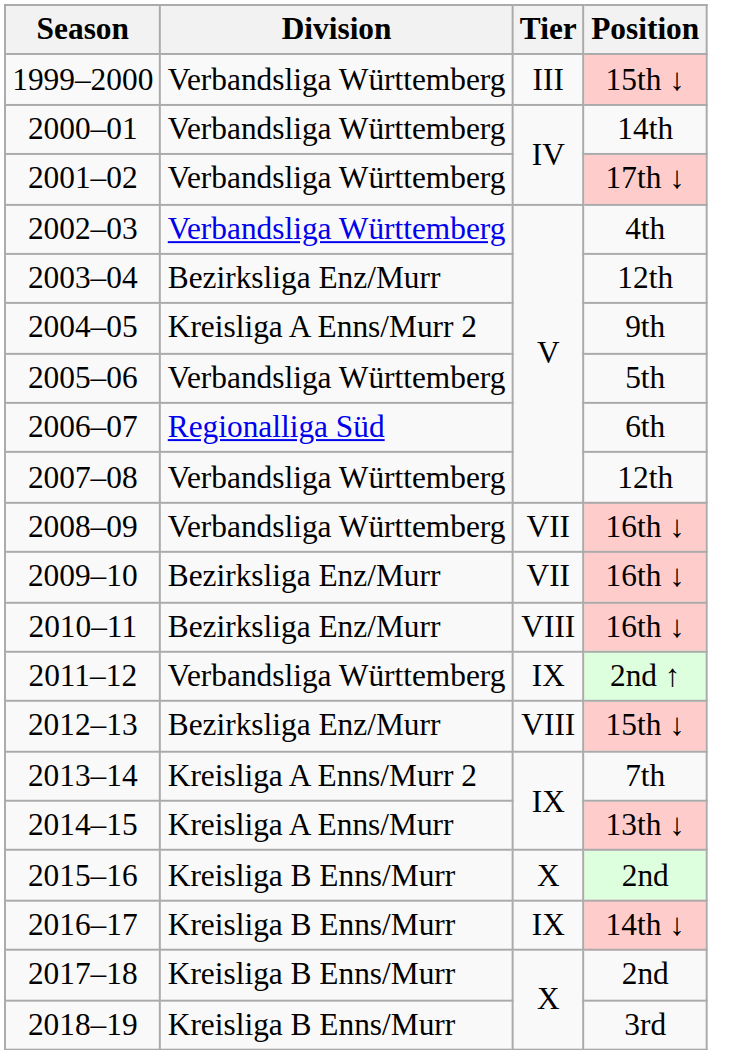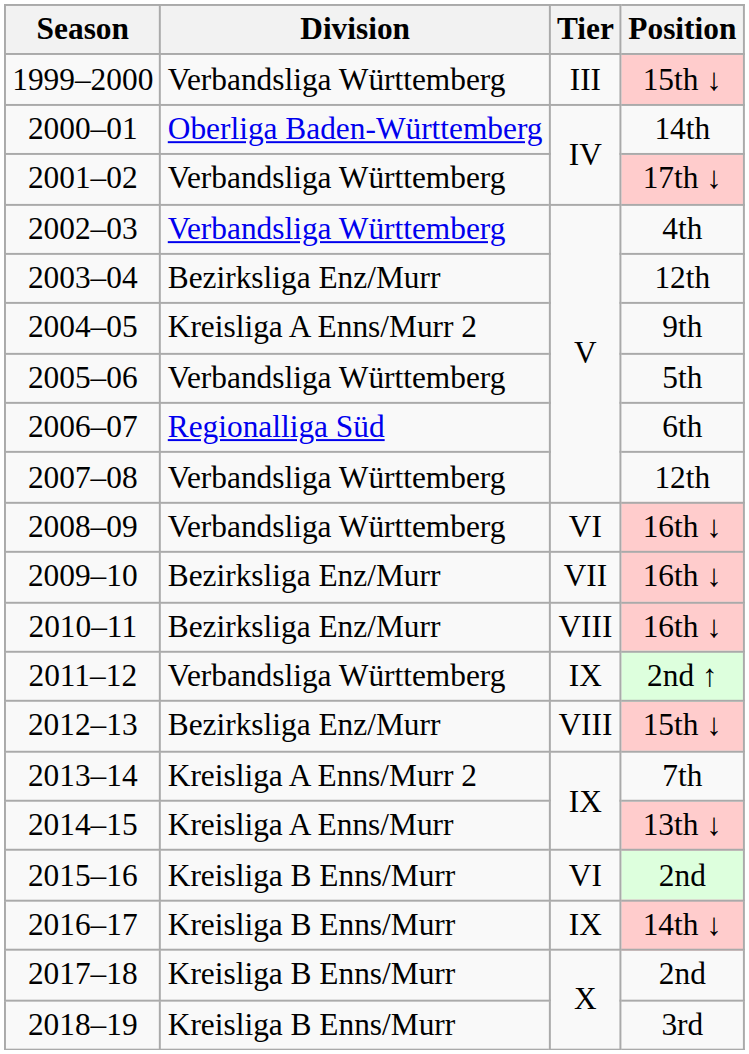(337, 128) Verbandsliga Württemberg -> (355, 128) Oberliga Baden-Württemberg
(548, 526) VII -> (585, 526) VI
(548, 874) X -> (585, 874) VI
